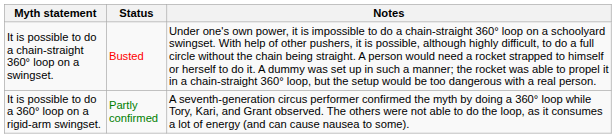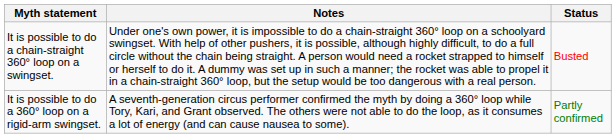columns swapped: (136, 13) <-> (389, 13)
